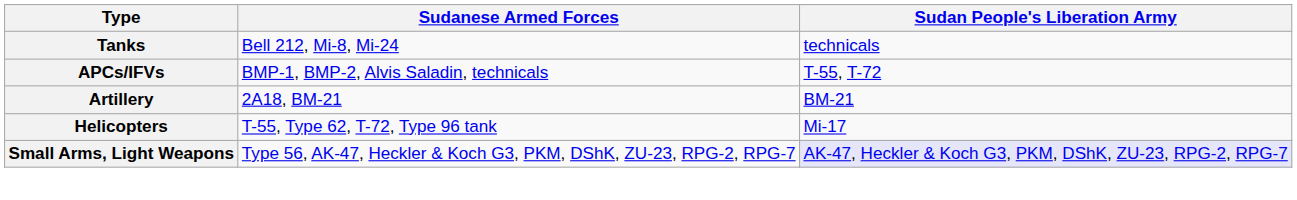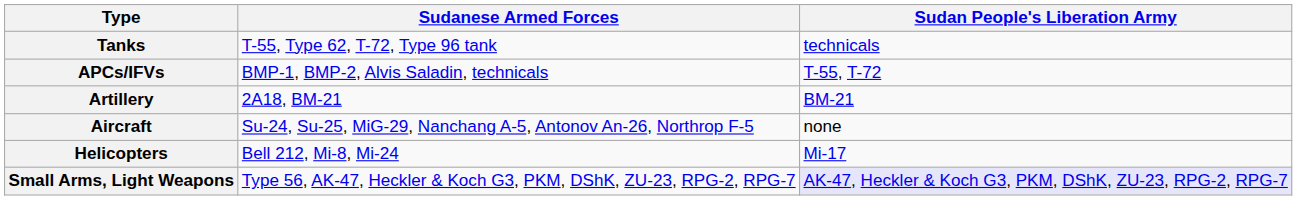(320, 45) Bell 212, Mi-8, Mi-24 -> (369, 45) T-55, Type 62, T-72, Type 96 tank
+ row: (121, 126)
(369, 126) T-55, Type 62, T-72, Type 96 tank -> (320, 153) Bell 212, Mi-8, Mi-24
